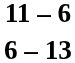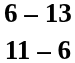rows swapped: (38, 12) <-> (38, 50)
